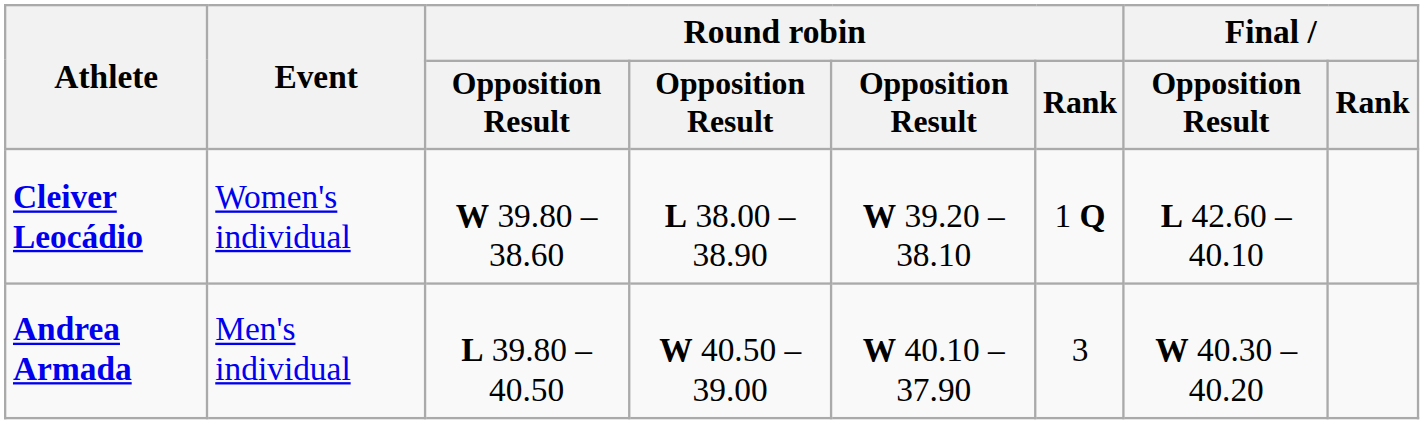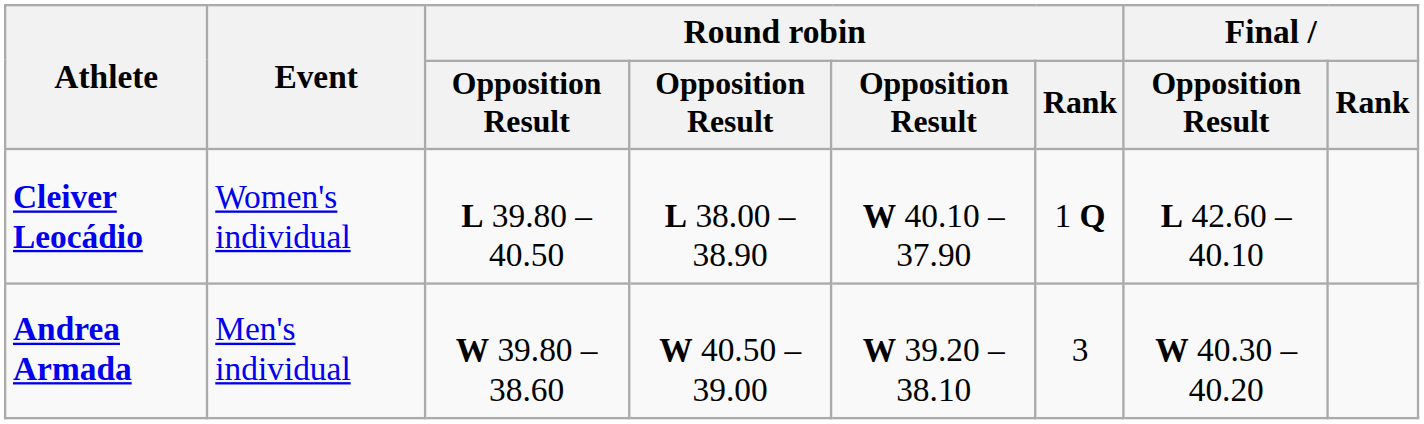(527, 235) W 39.80 – 38.60 -> (527, 235) L 39.80 – 40.50
(934, 235) W 39.20 – 38.10 -> (934, 235) W 40.10 – 37.90
(527, 369) L 39.80 – 40.50 -> (527, 369) W 39.80 – 38.60
(934, 369) W 40.10 – 37.90 -> (934, 369) W 39.20 – 38.10
